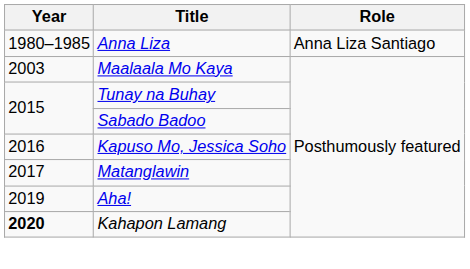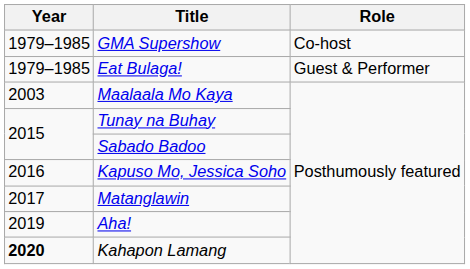+ row: (159, 43)
+ row: (140, 69)
- row: (134, 43)
